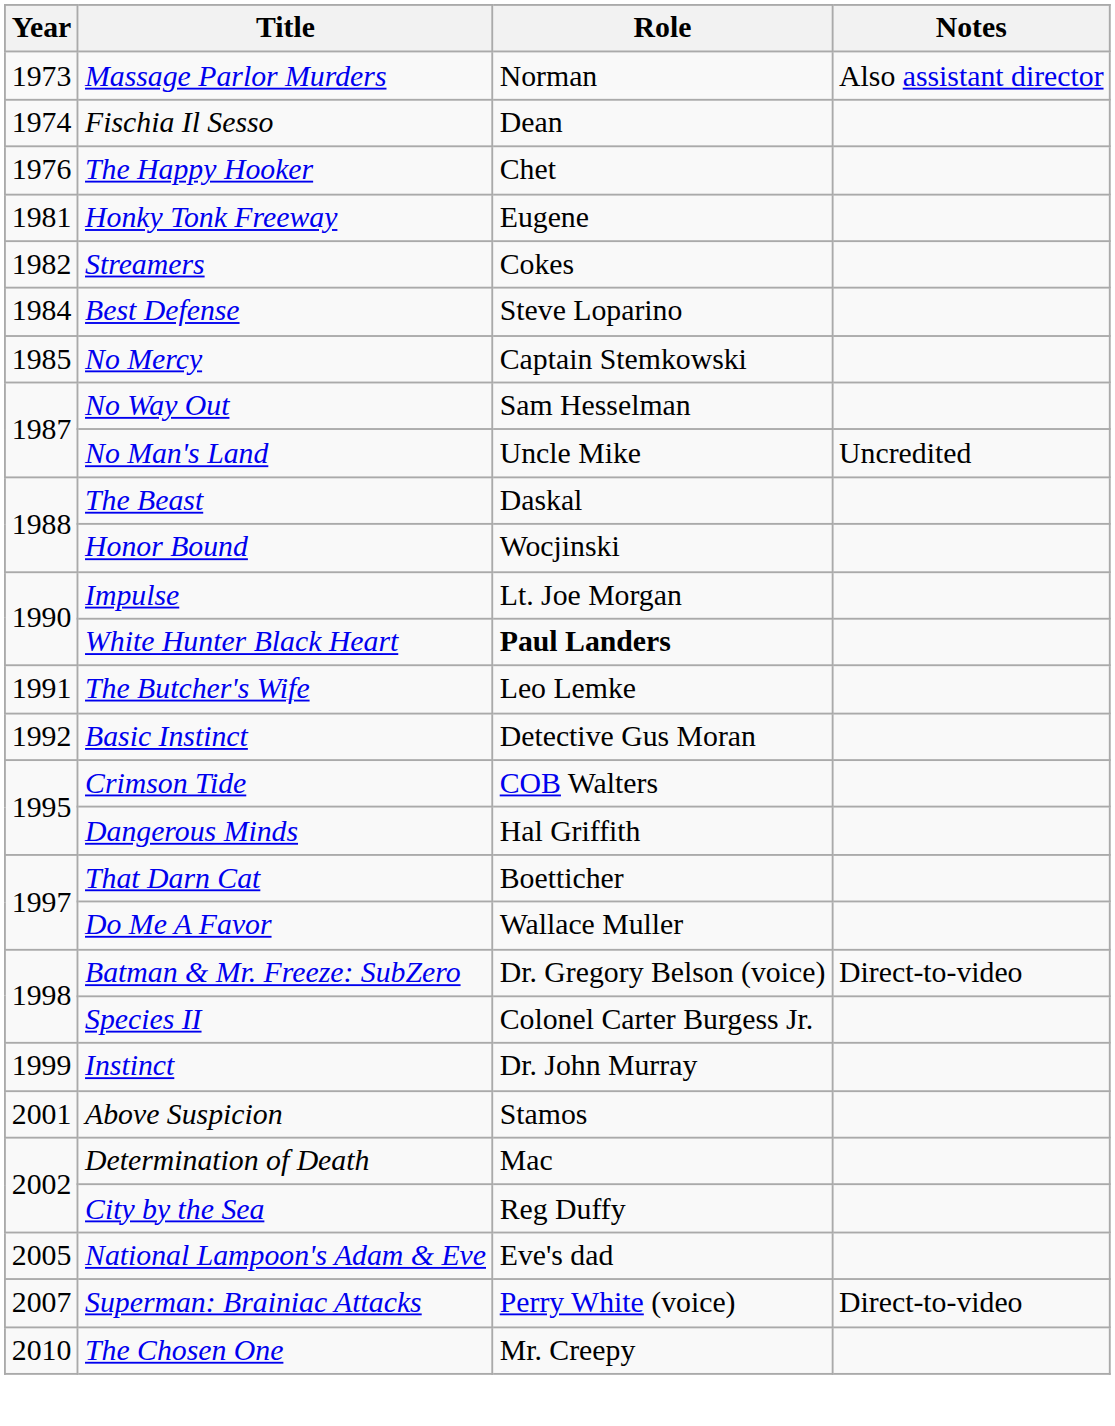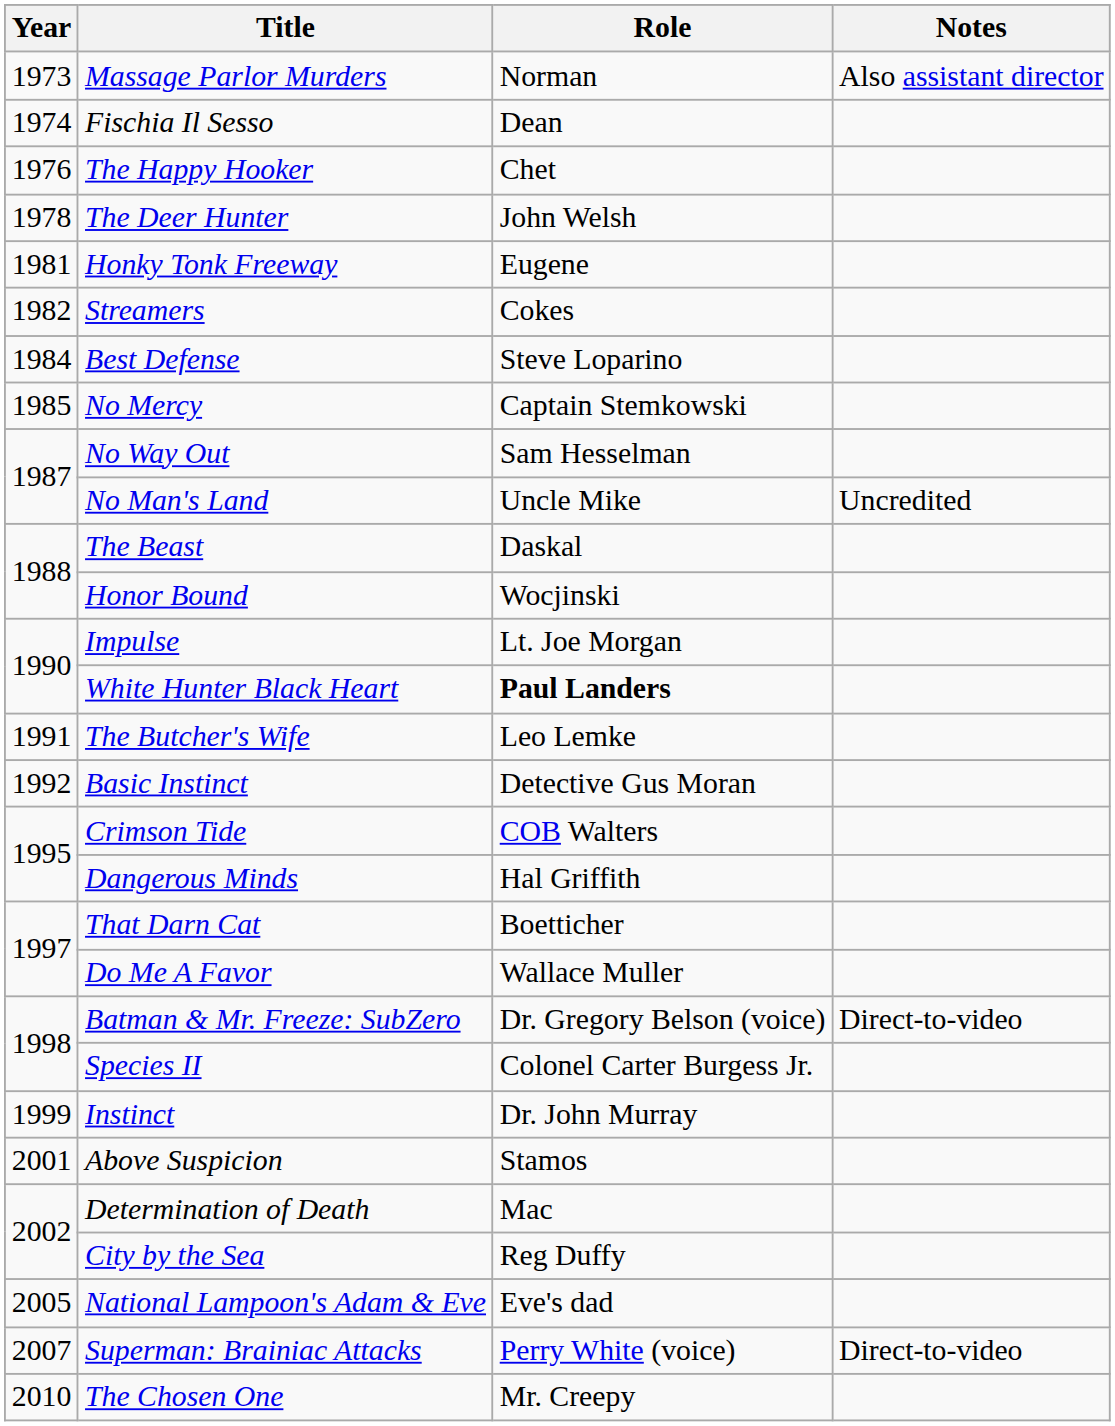+ row: (187, 216)
